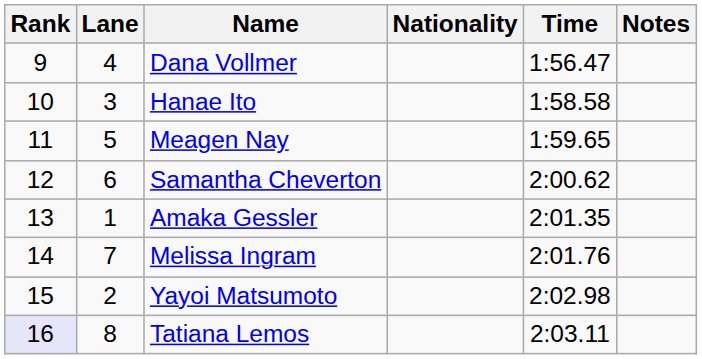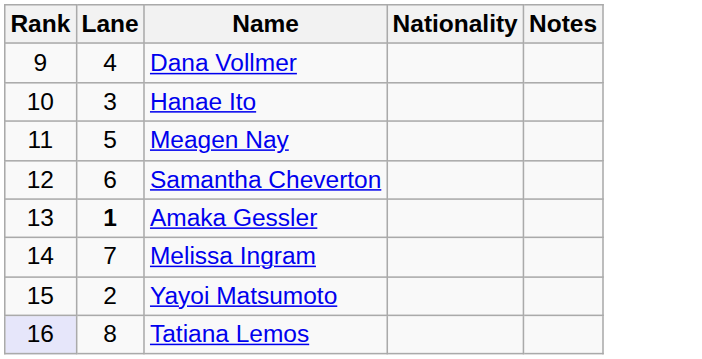- column: (570, 23)
(110, 218) normal -> (110, 218) bold
